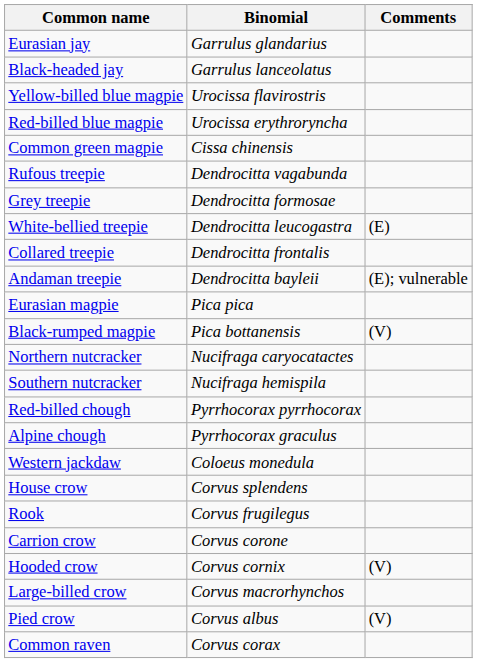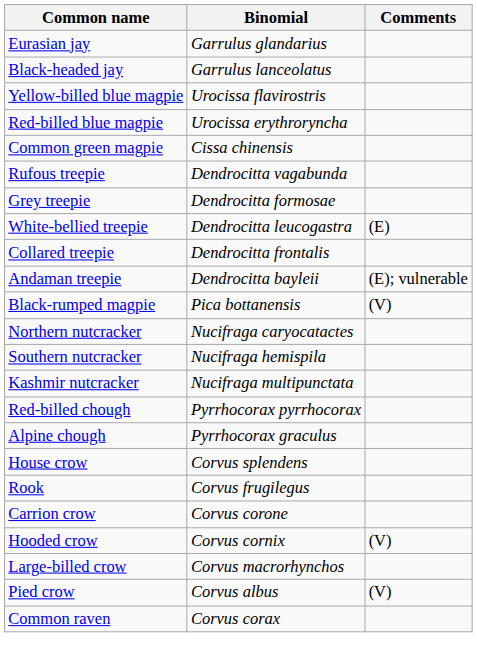- row: (63, 305)
+ row: (74, 383)
- row: (65, 461)
